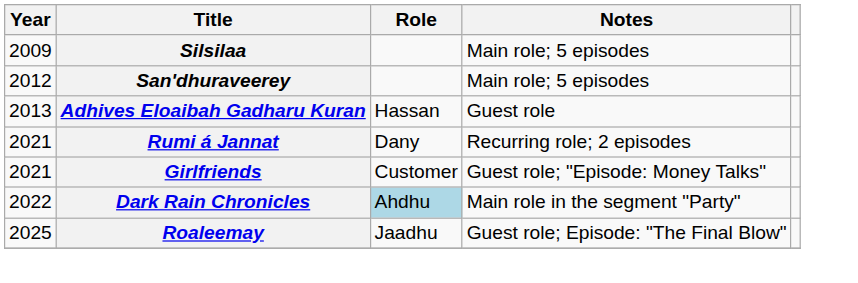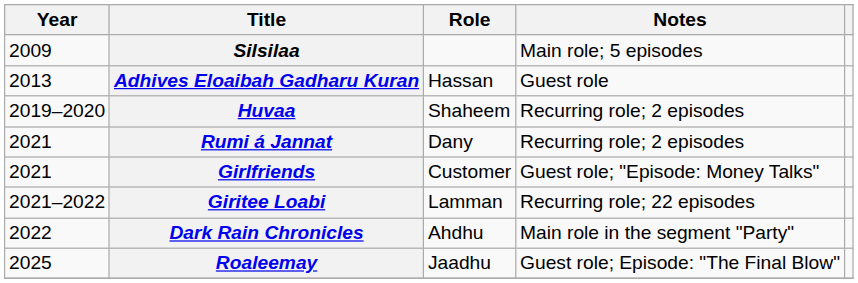- row: (213, 80)
+ row: (267, 111)
+ row: (267, 202)
(402, 202) lightblue background -> (456, 232) no background
